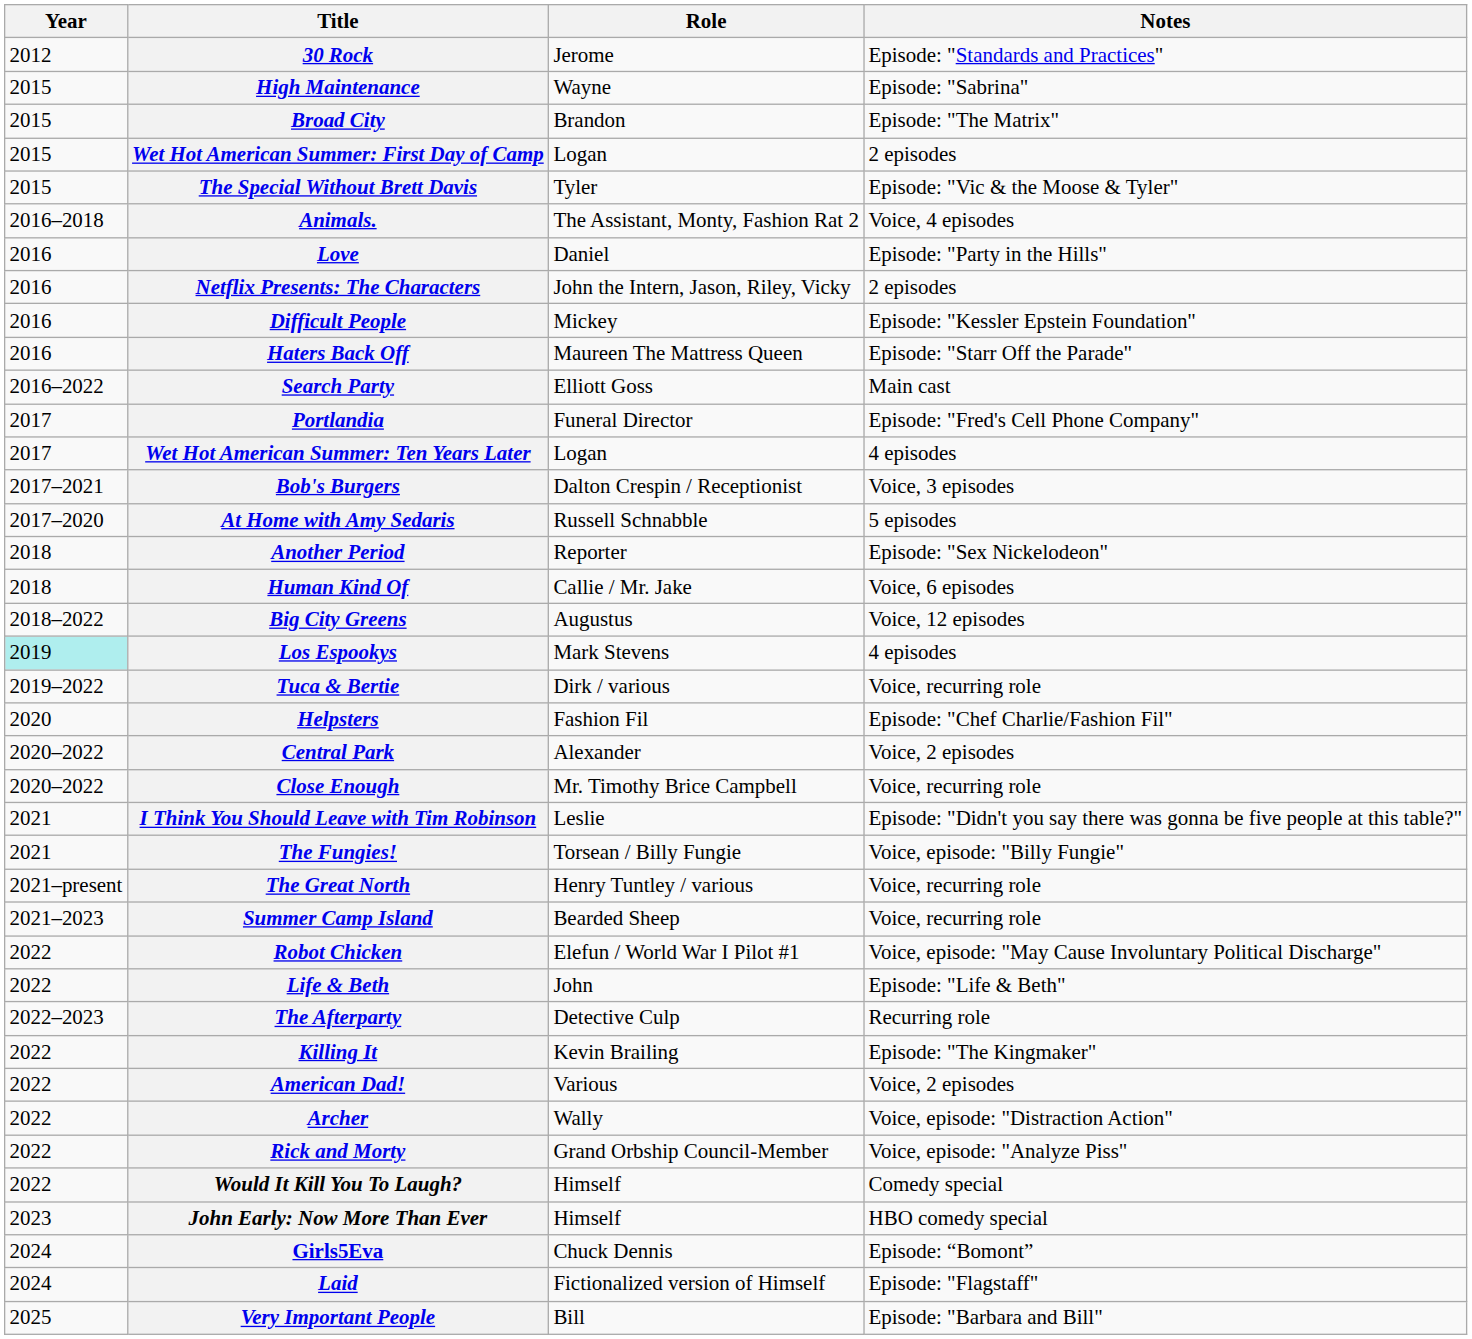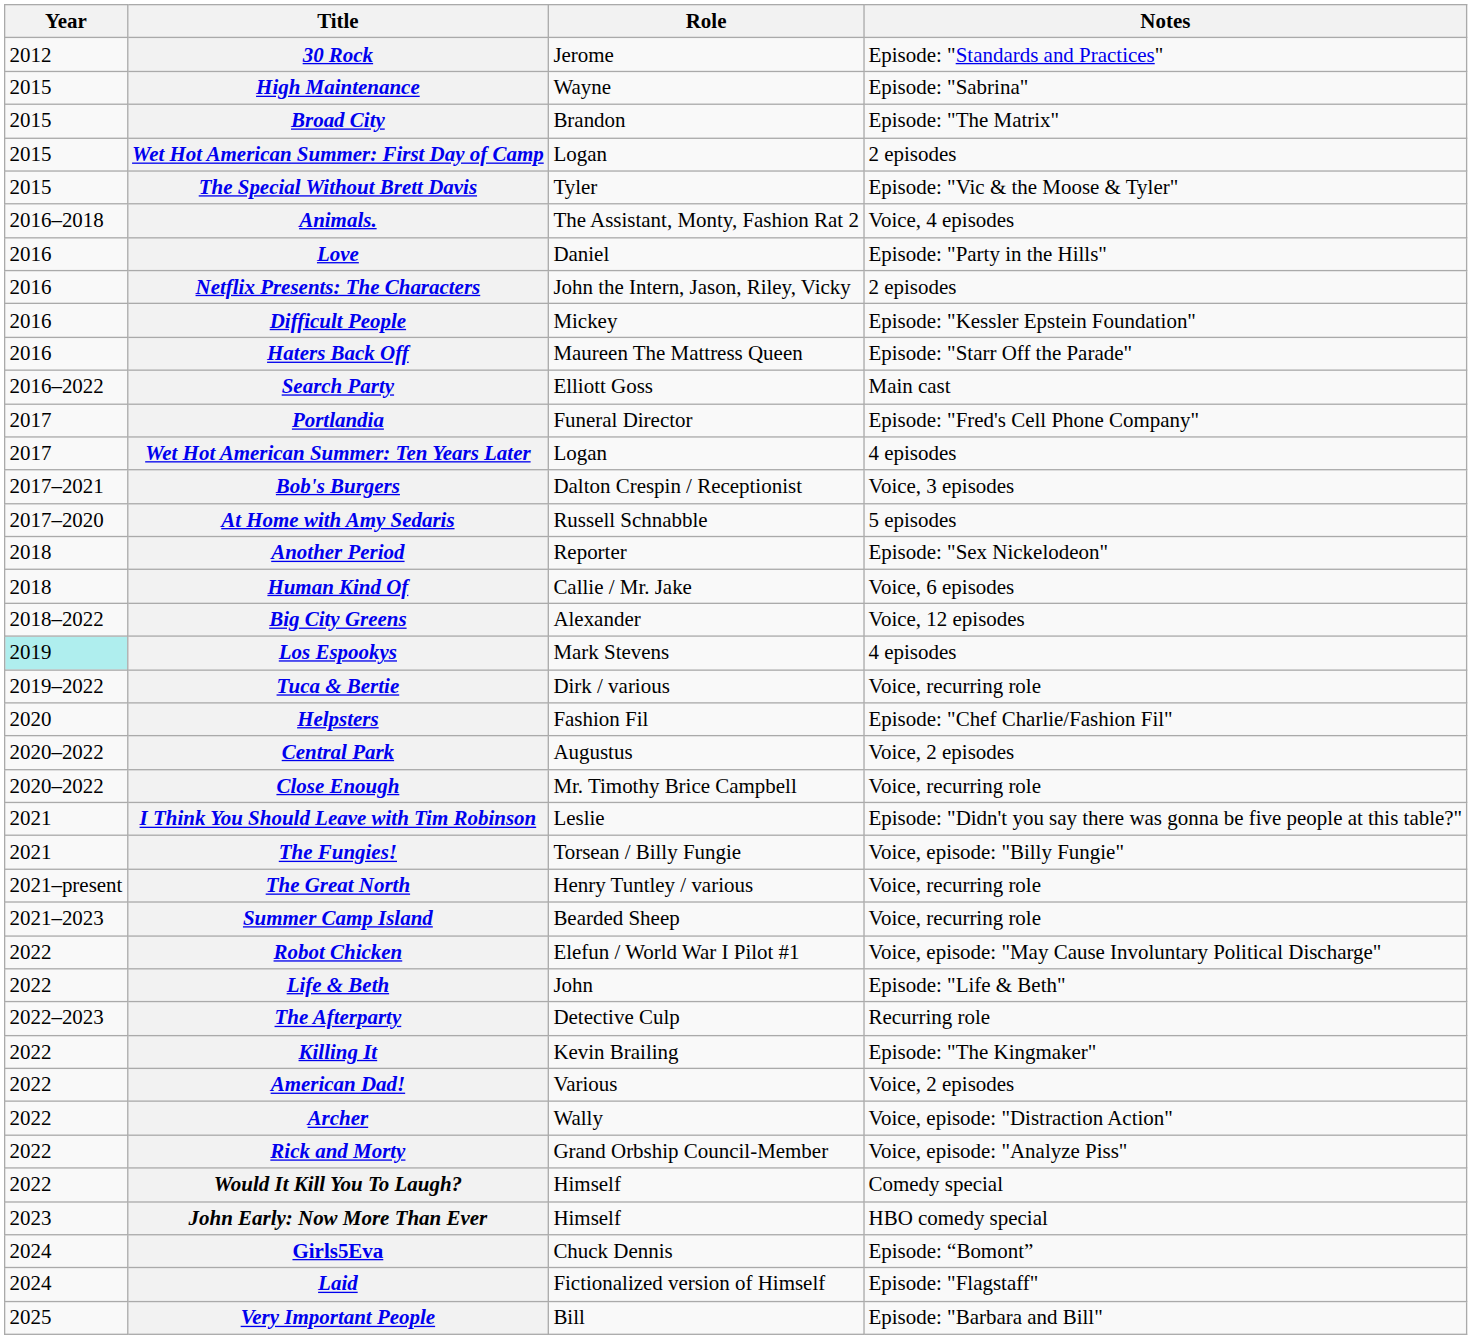(593, 619) Augustus -> (597, 619) Alexander
(597, 752) Alexander -> (593, 752) Augustus
